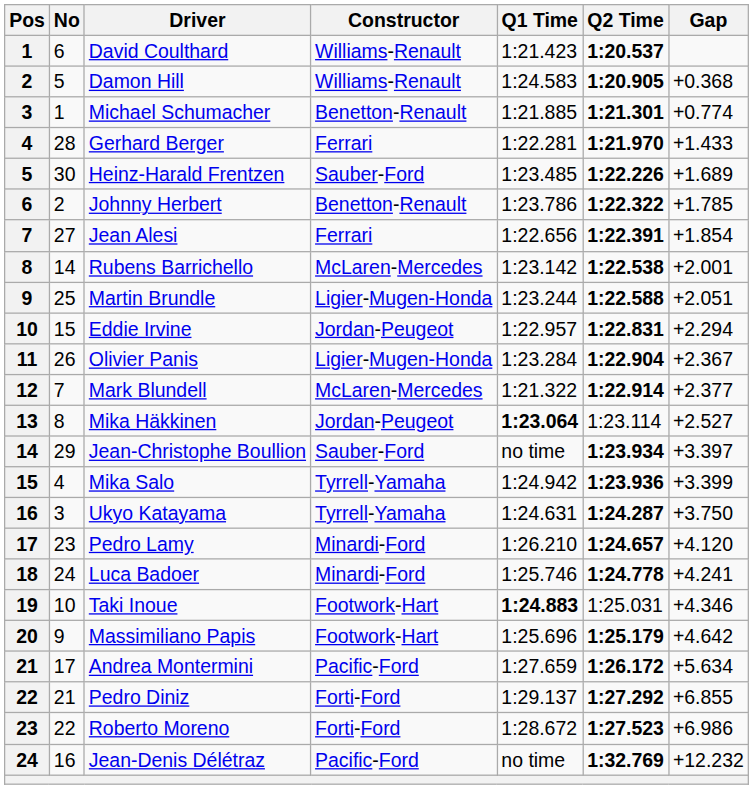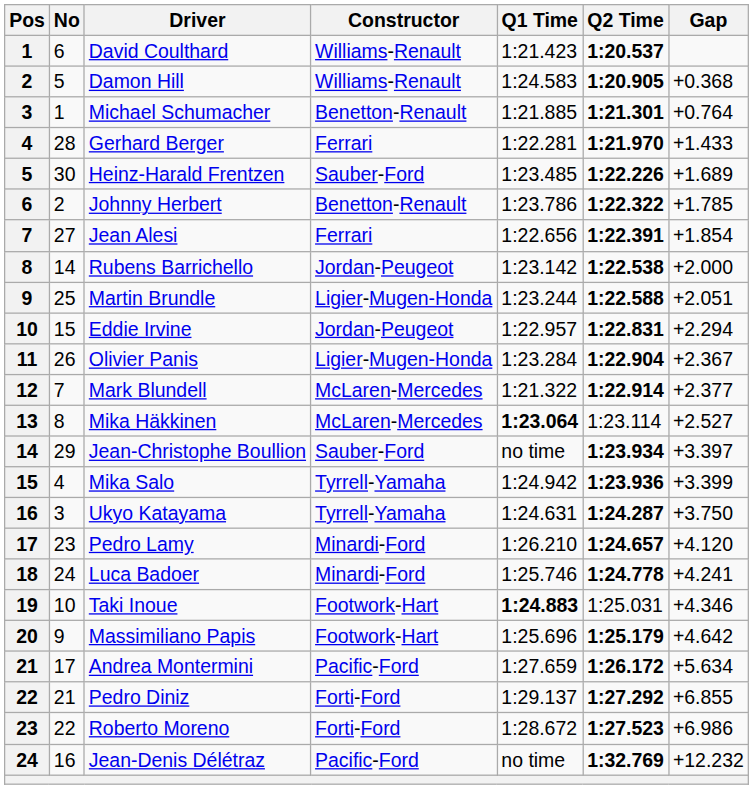(703, 113) +0.774 -> (703, 113) +0.764
(399, 267) McLaren-Mercedes -> (384, 267) Jordan-Peugeot
(703, 267) +2.001 -> (703, 267) +2.000
(384, 421) Jordan-Peugeot -> (399, 421) McLaren-Mercedes
